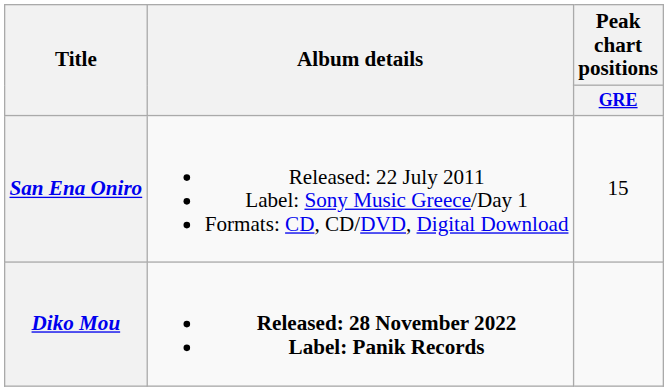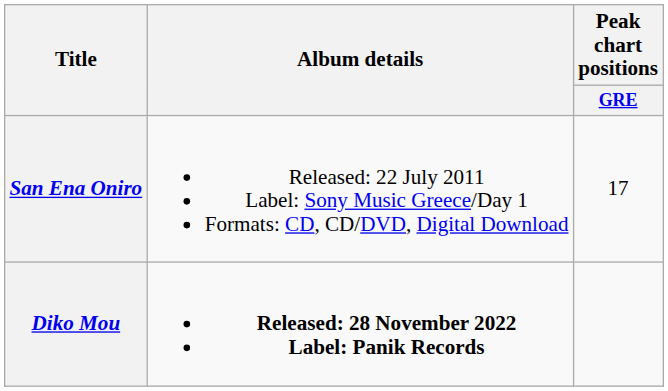(618, 188) 15 -> (618, 188) 17
